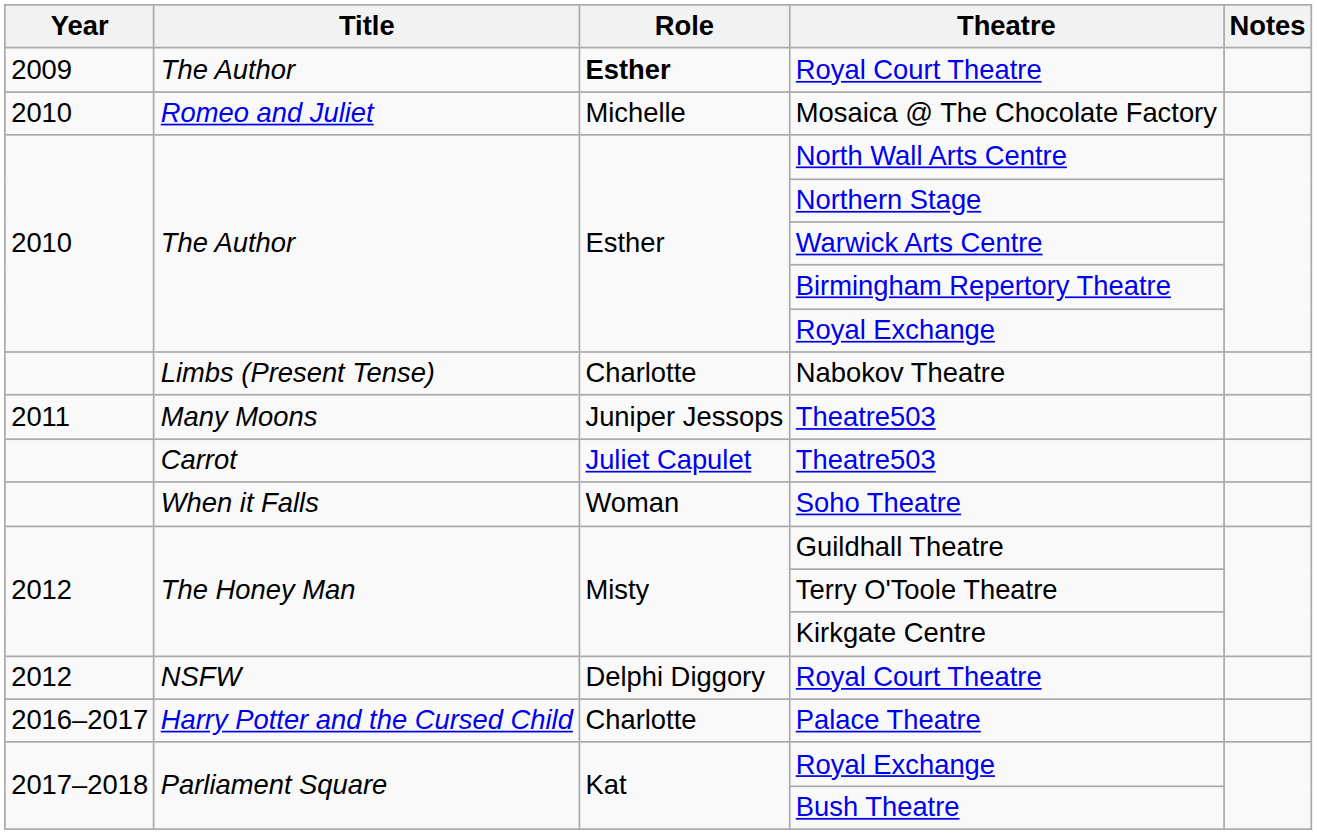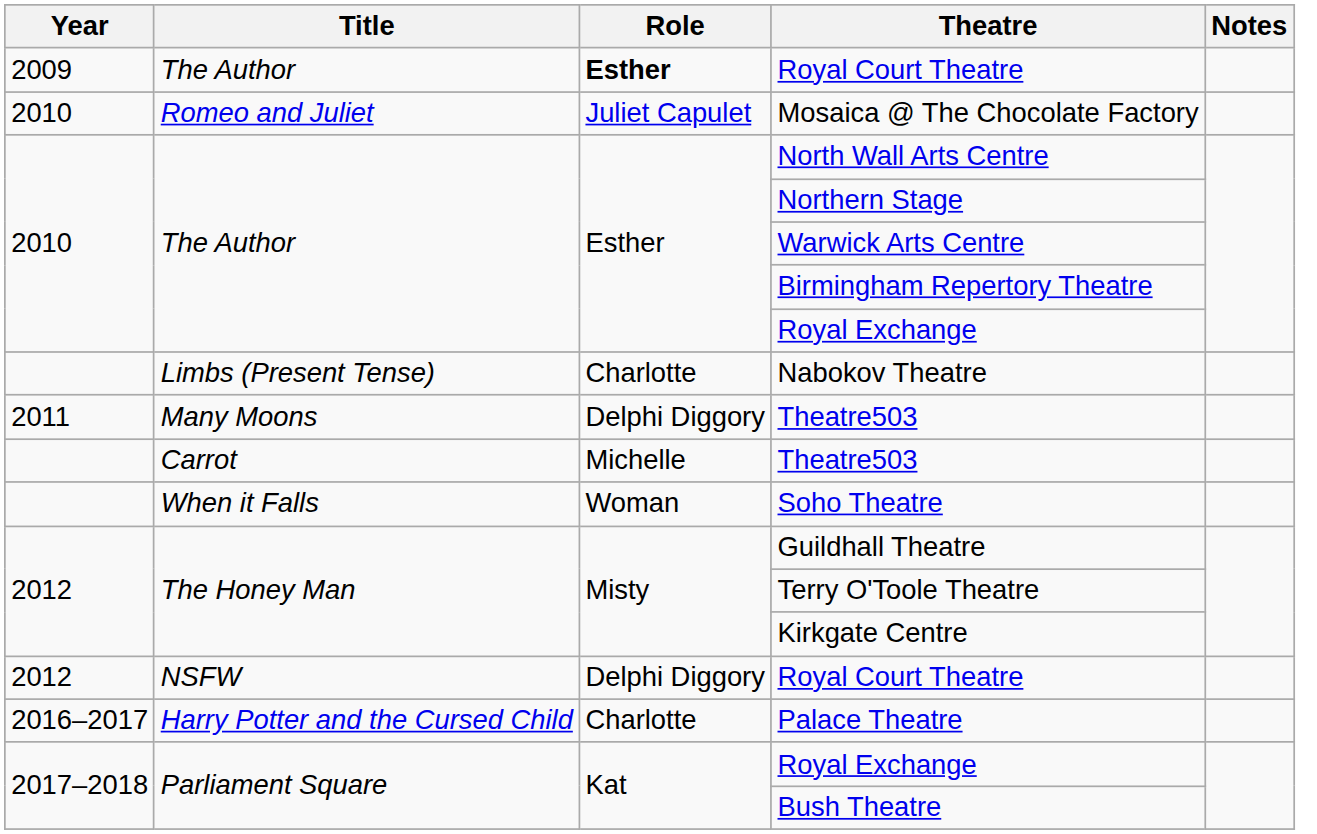(636, 112) Michelle -> (668, 112) Juliet Capulet
(684, 416) Juniper Jessops -> (675, 416) Delphi Diggory
(668, 460) Juliet Capulet -> (636, 460) Michelle
